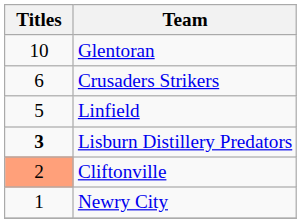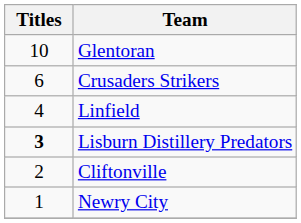(39, 111) 5 -> (39, 111) 4
(39, 171) lightsalmon background -> (39, 171) no background
